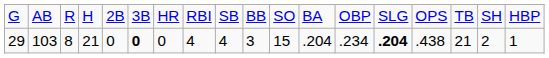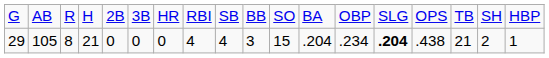(45, 40) 103 -> (45, 40) 105
(136, 40) bold -> (136, 40) normal
